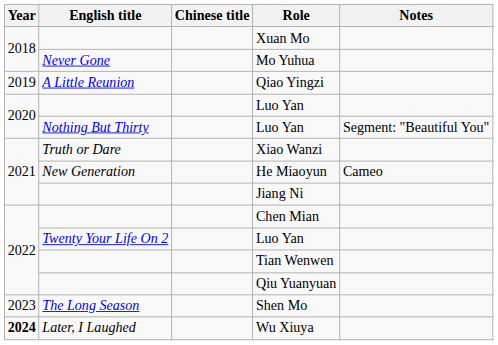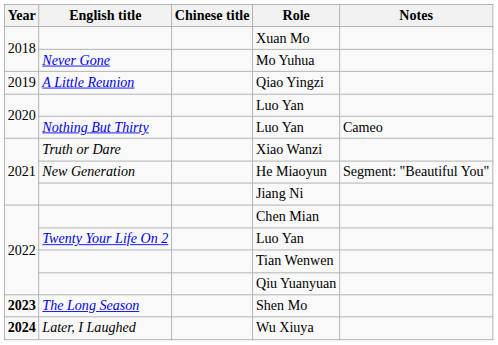(416, 127) Segment: "Beautiful You" -> (363, 127) Cameo
(363, 171) Cameo -> (416, 171) Segment: "Beautiful You"
(22, 305) normal -> (22, 305) bold
